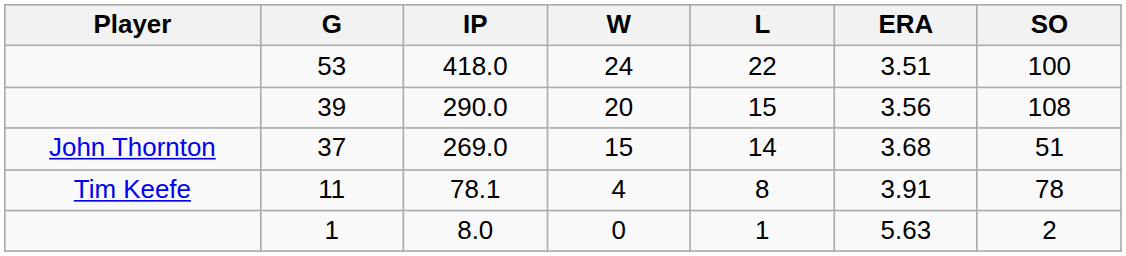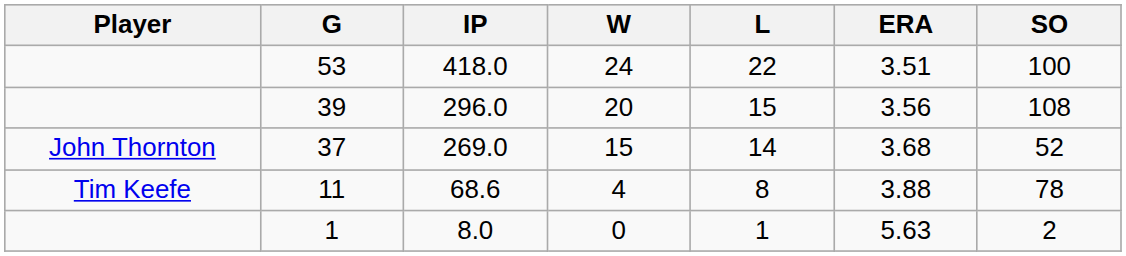(475, 107) 290.0 -> (475, 107) 296.0
(1049, 148) 51 -> (1049, 148) 52
(475, 189) 78.1 -> (475, 189) 68.6
(906, 189) 3.91 -> (906, 189) 3.88
